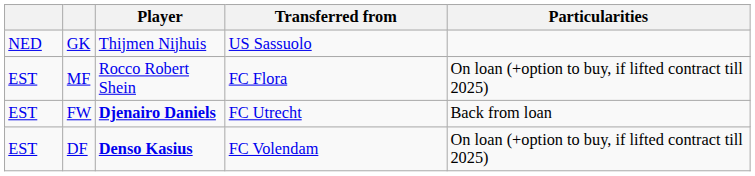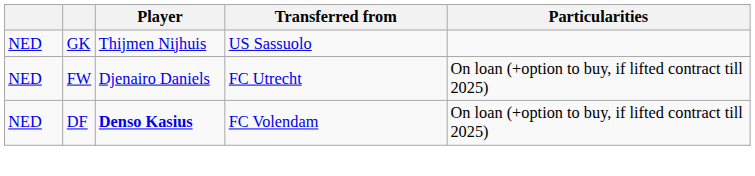- row: (79, 78)
(23, 113) EST -> (25, 78) NED
(157, 113) bold -> (154, 78) normal
(501, 113) Back from loan -> (597, 78) On loan (+option to buy, if lifted contract till 2025)
(23, 148) EST -> (25, 122) NED
